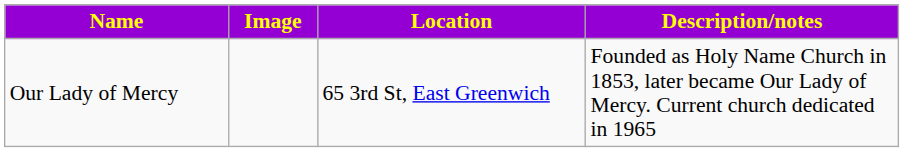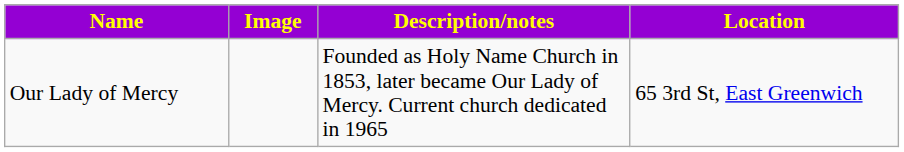columns swapped: (451, 21) <-> (742, 21)
